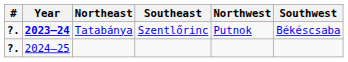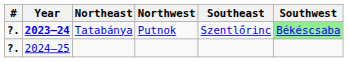columns swapped: (242, 13) <-> (173, 13)
(308, 30) no background -> (308, 30) lightgreen background
